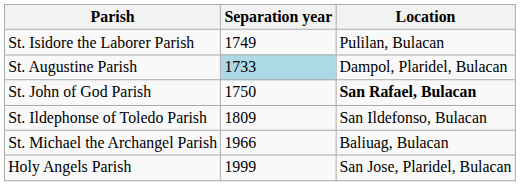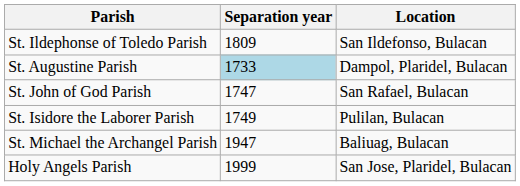rows swapped: (101, 42) <-> (108, 117)
(240, 92) 1750 -> (240, 92) 1747
(408, 92) bold -> (404, 92) normal
(240, 142) 1966 -> (240, 142) 1947
